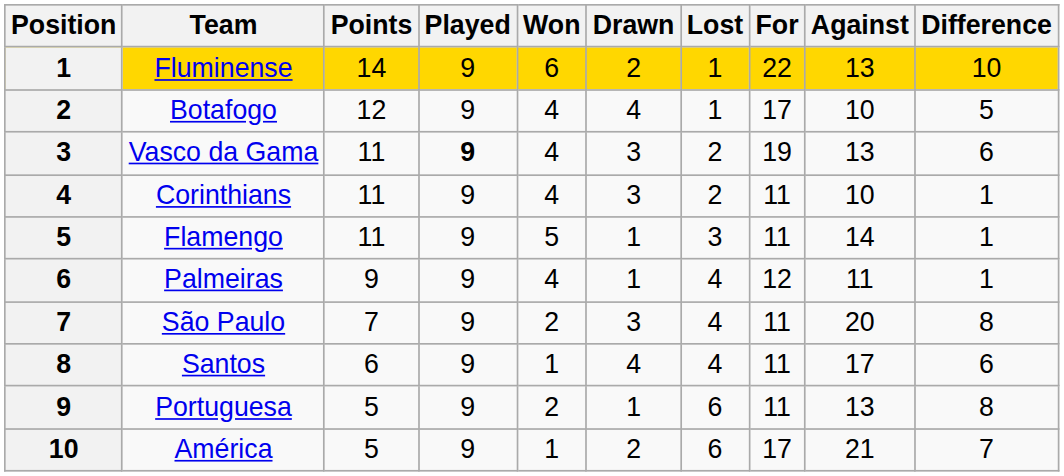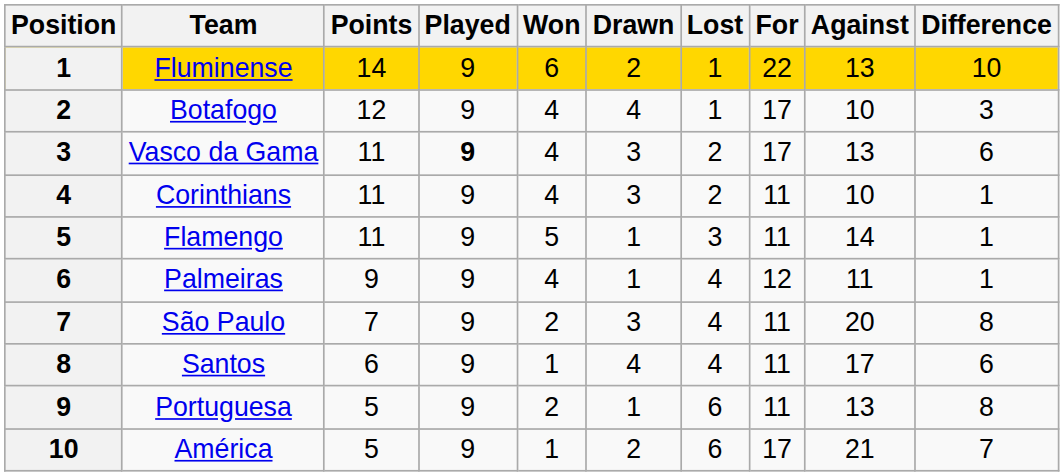(987, 110) 5 -> (987, 110) 3
(777, 152) 19 -> (777, 152) 17
